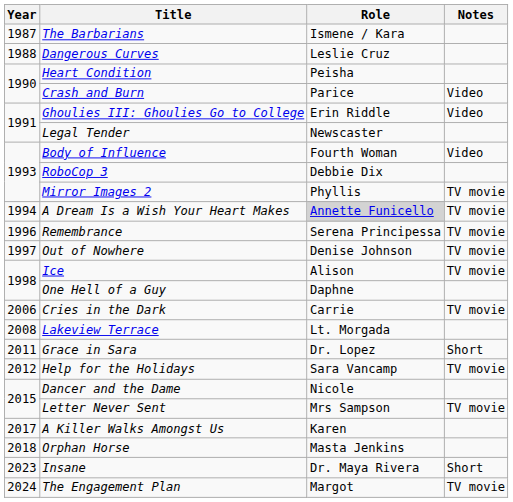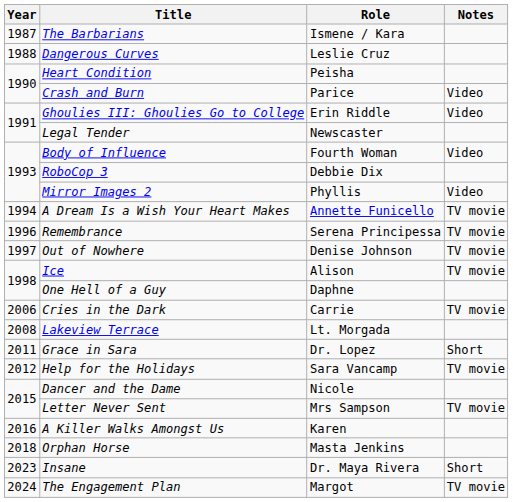(476, 192) TV movie -> (465, 192) Video
(372, 211) lightgrey background -> (372, 211) no background
(22, 428) 2017 -> (22, 428) 2016
